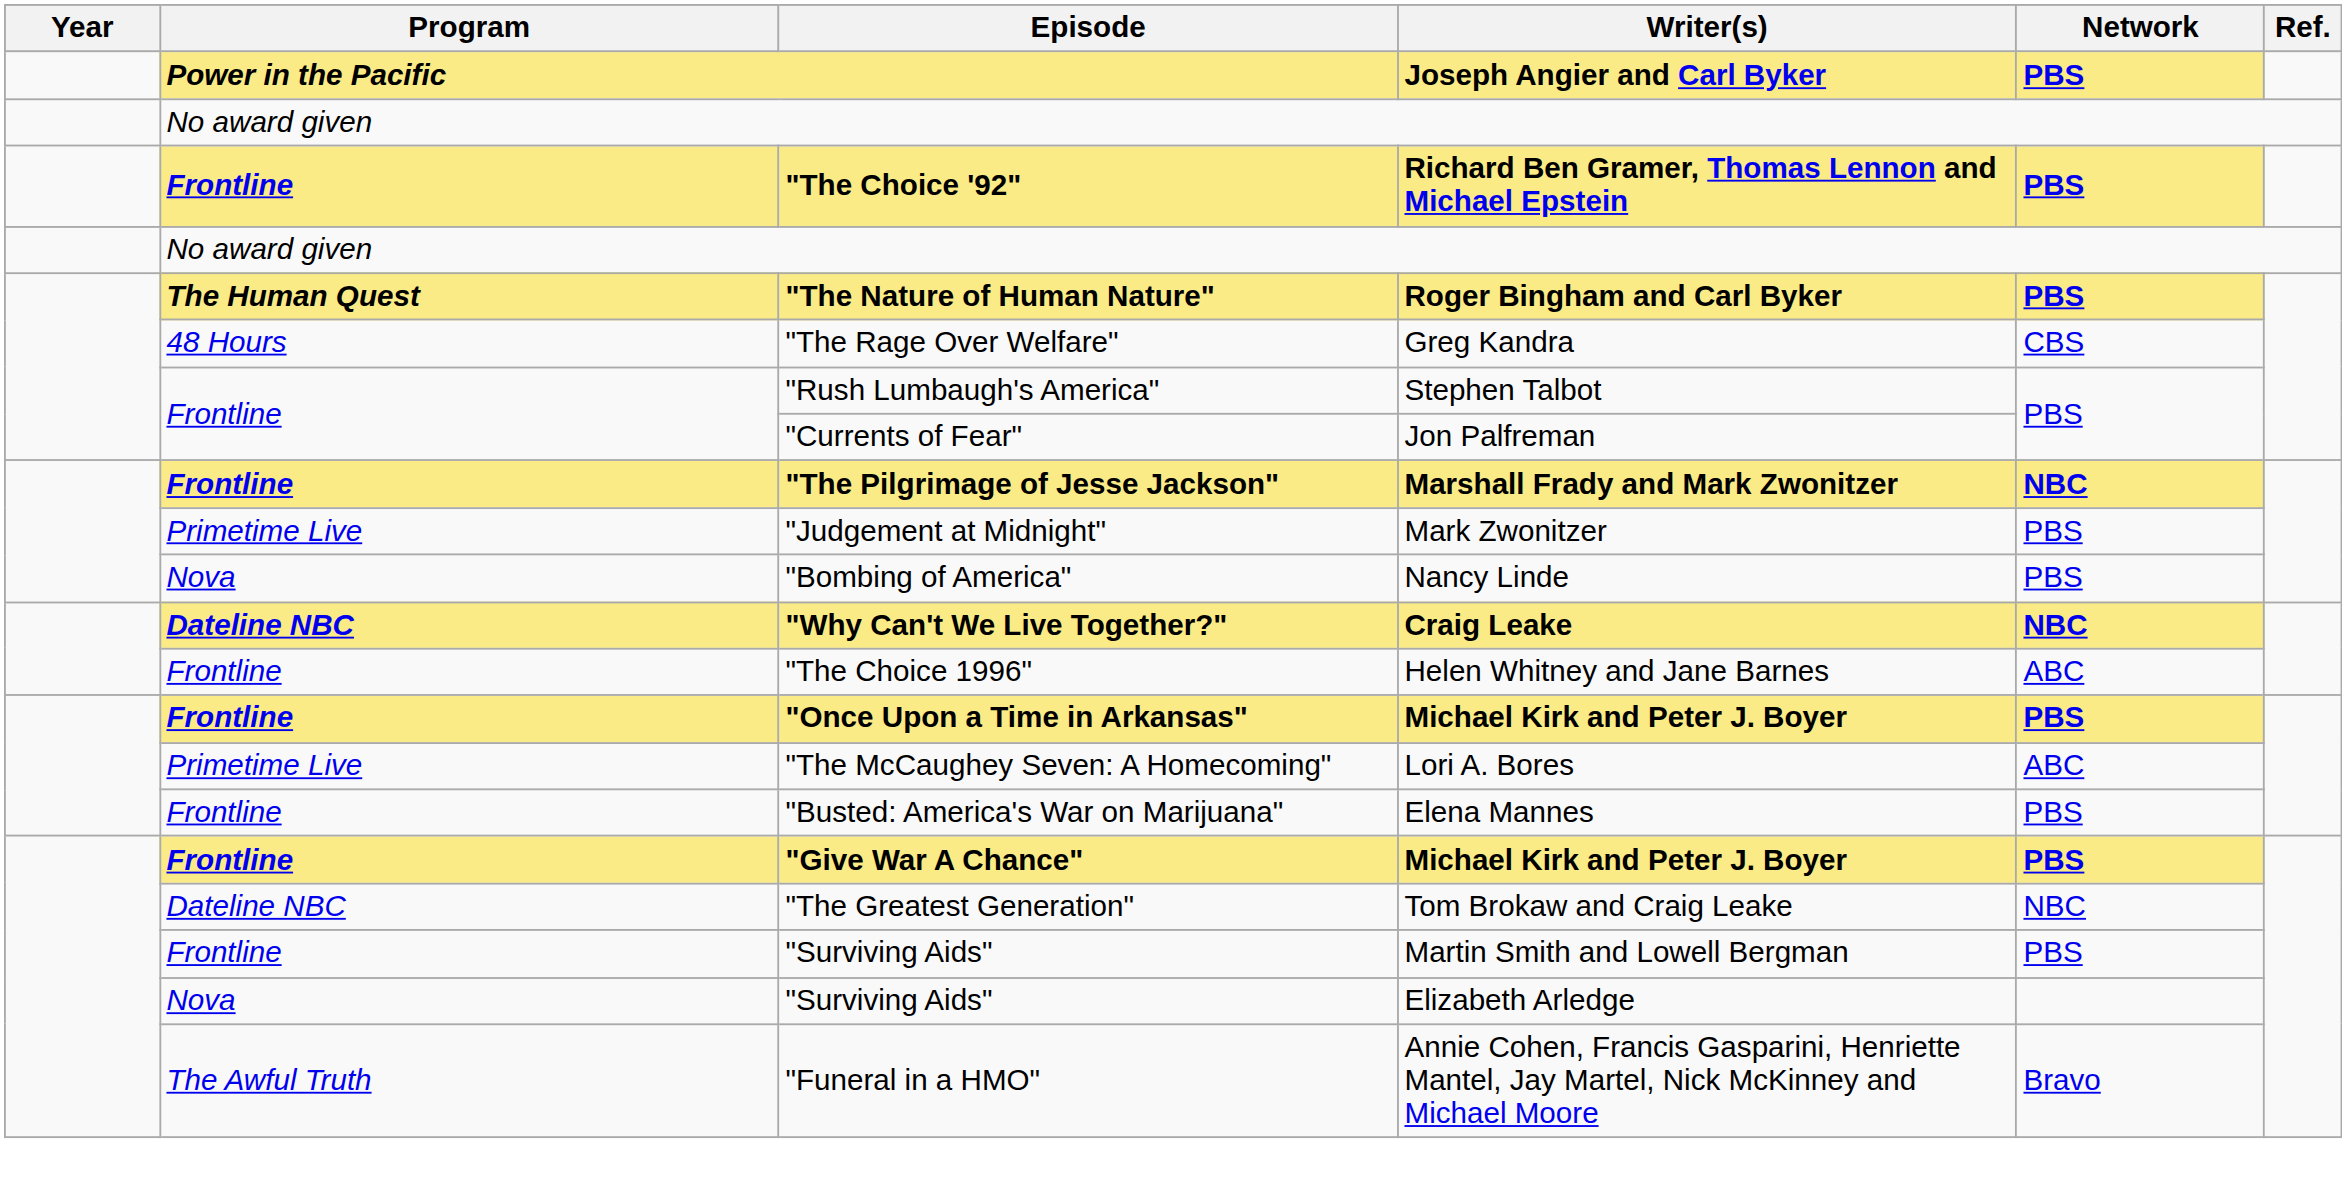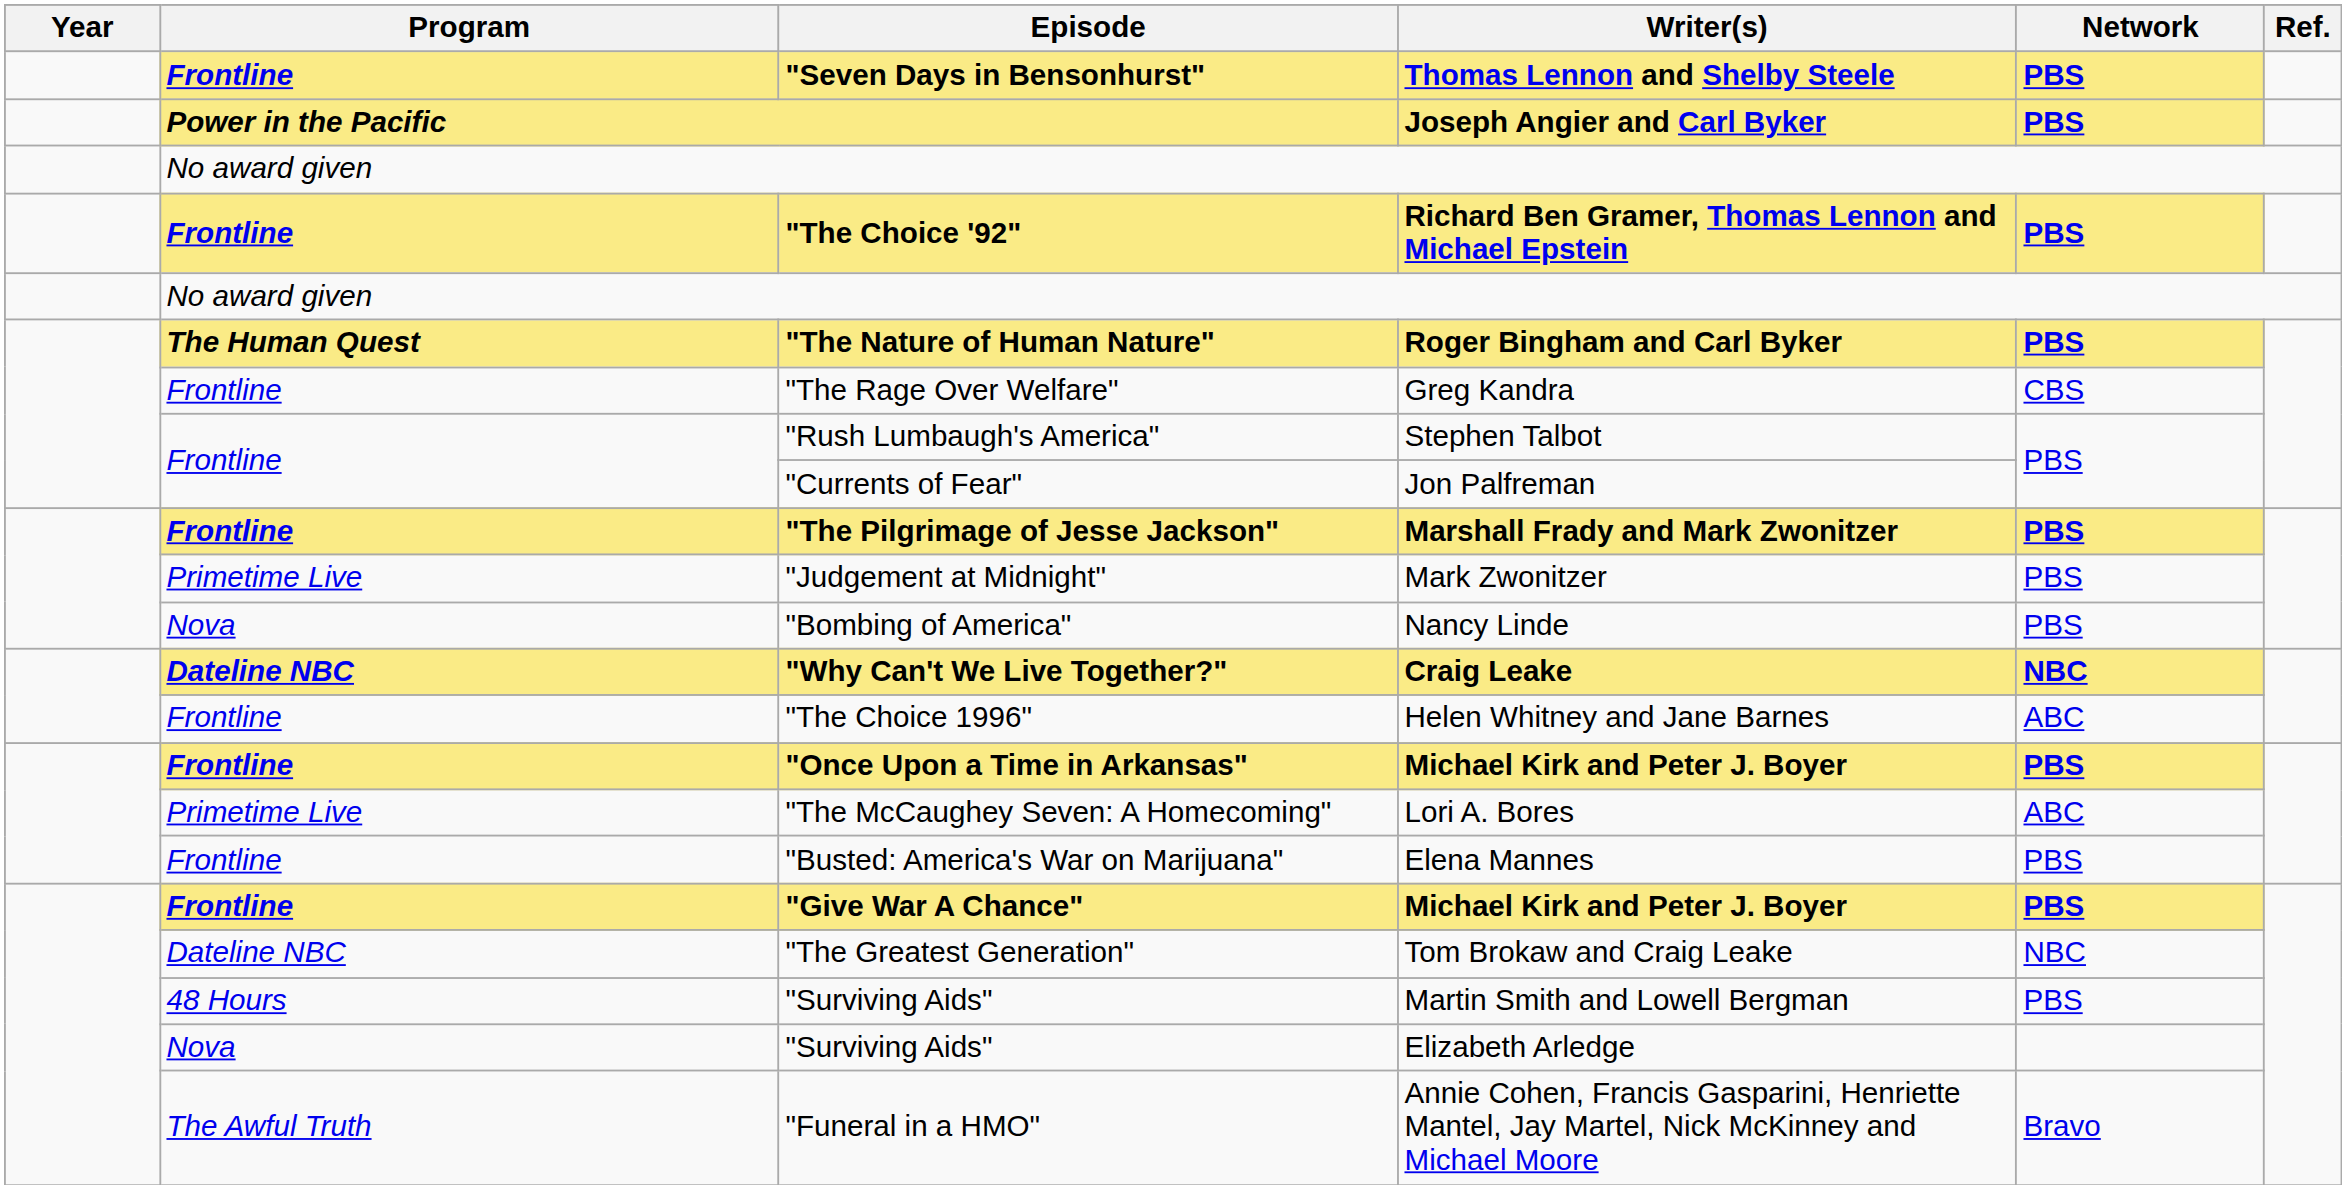+ row: (995, 74)
(227, 342) 48 Hours -> (224, 389) Frontline
(2056, 483) NBC -> (2054, 530) PBS
(224, 953) Frontline -> (227, 1000) 48 Hours
